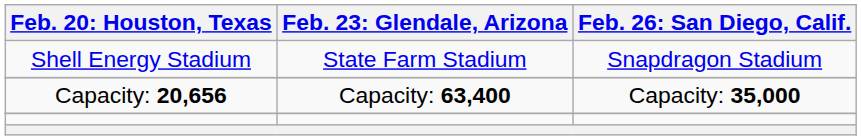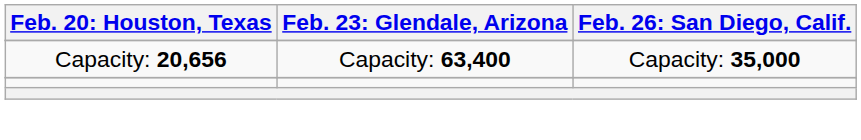- row: (141, 58)
